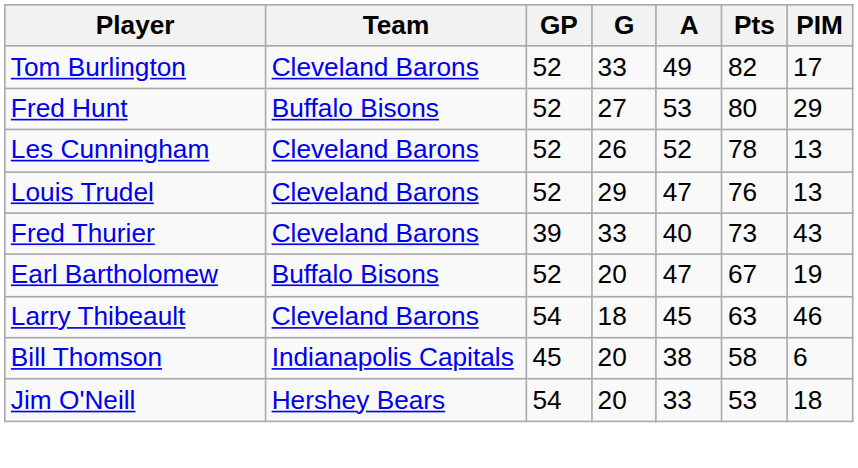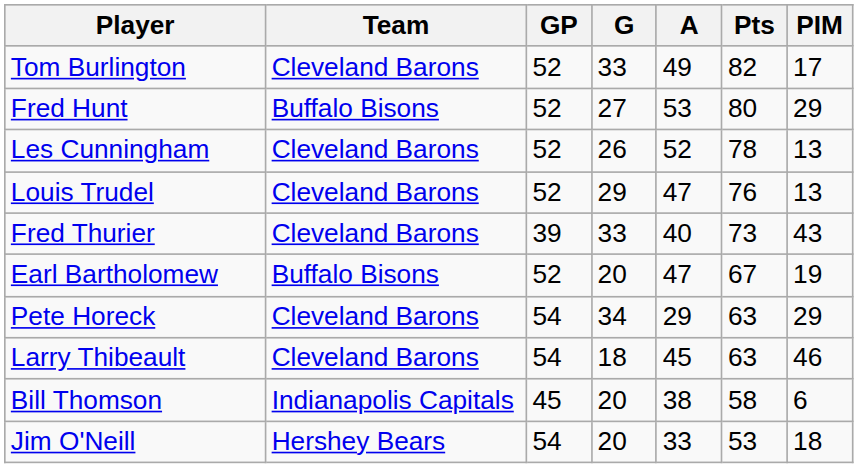+ row: (83, 316)
